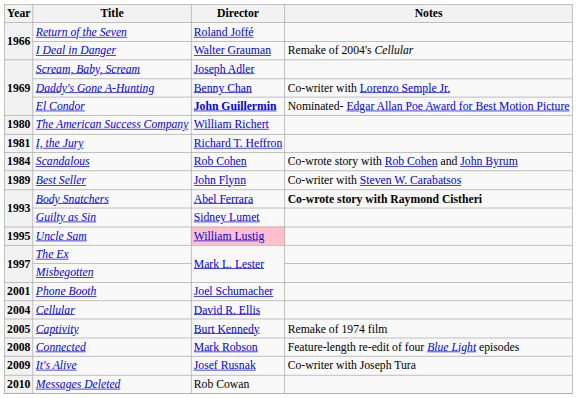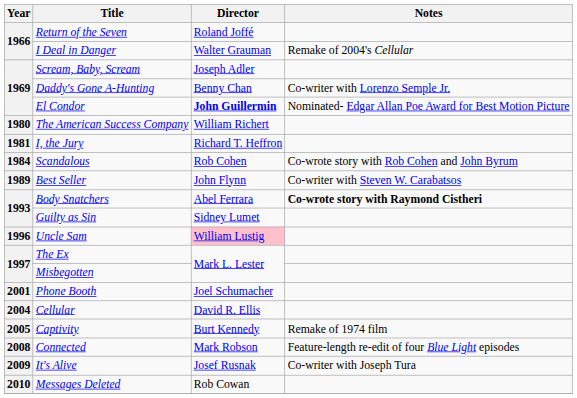(19, 236) 1995 -> (19, 236) 1996
